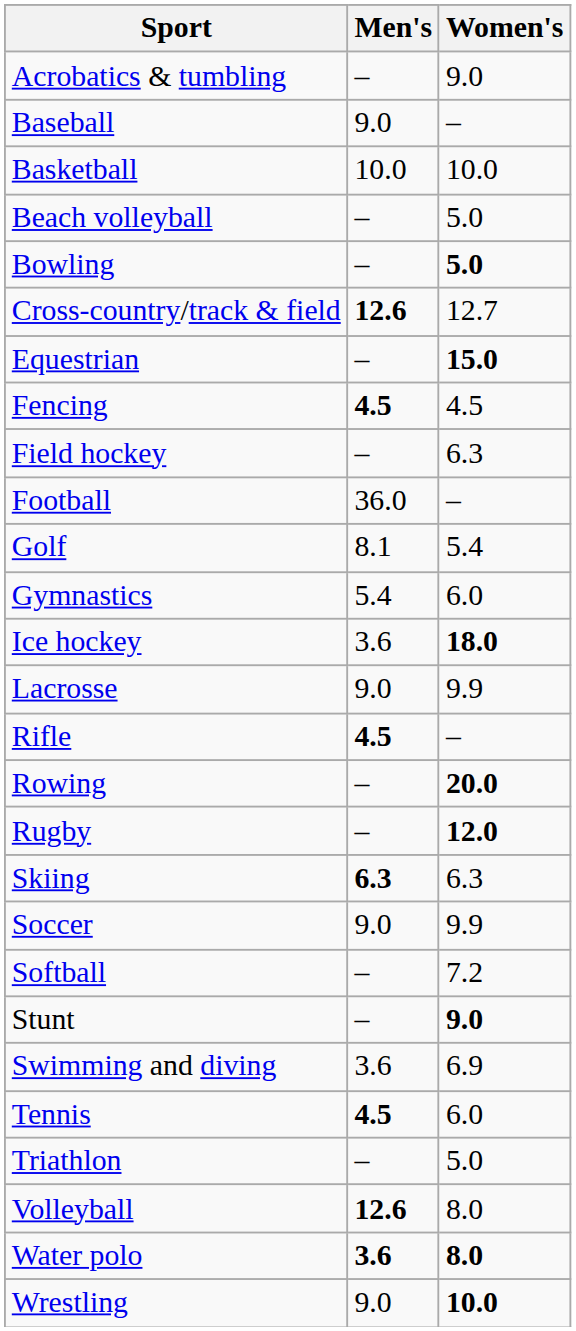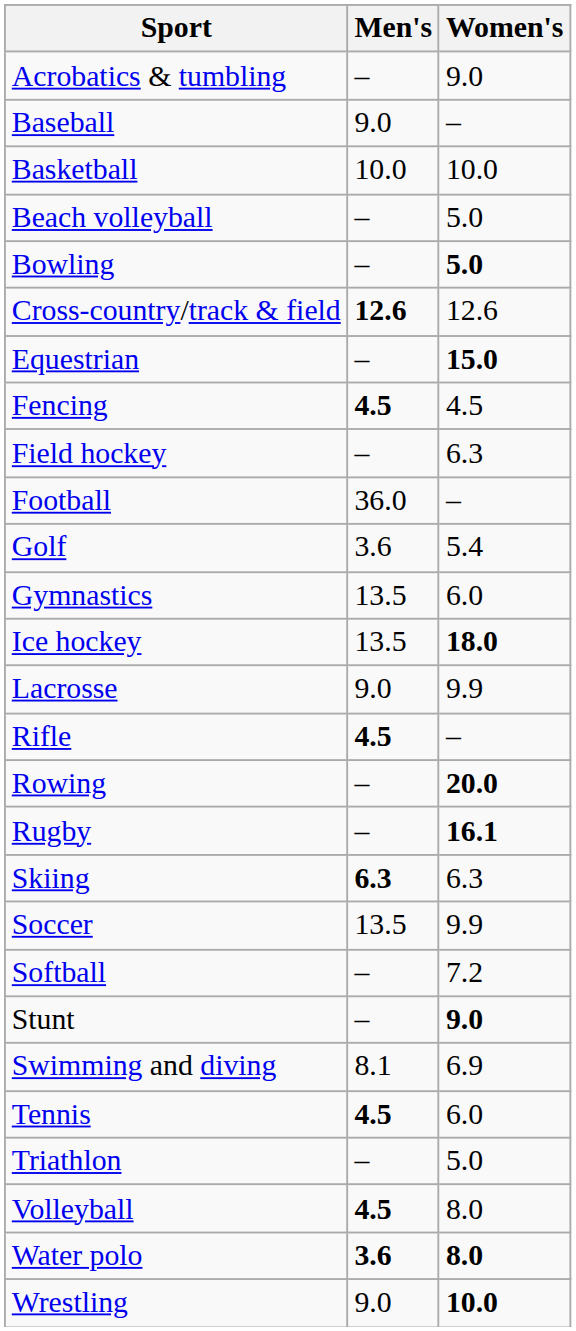(472, 311) 12.7 -> (472, 311) 12.6
(373, 547) 8.1 -> (373, 547) 3.6
(373, 594) 5.4 -> (381, 594) 13.5
(373, 641) 3.6 -> (381, 641) 13.5
(472, 830) 12.0 -> (472, 830) 16.1
(373, 924) 9.0 -> (381, 924) 13.5
(373, 1066) 3.6 -> (373, 1066) 8.1
(381, 1208) 12.6 -> (373, 1208) 4.5
